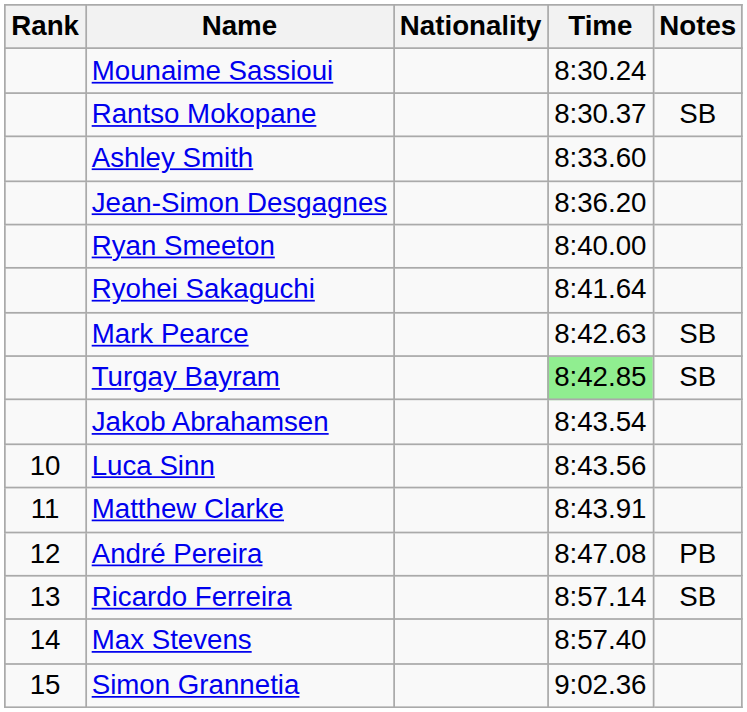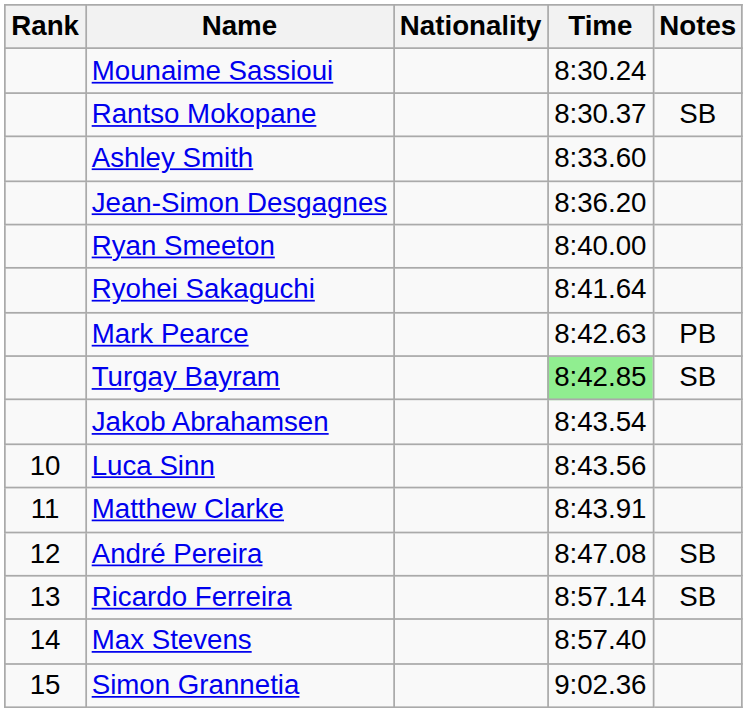(698, 333) SB -> (698, 333) PB
(698, 553) PB -> (698, 553) SB
